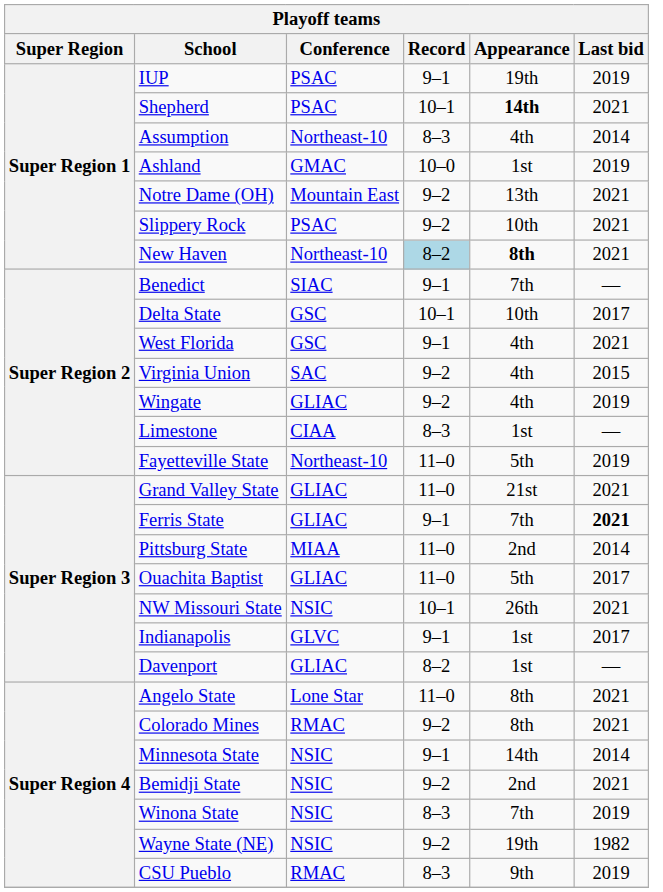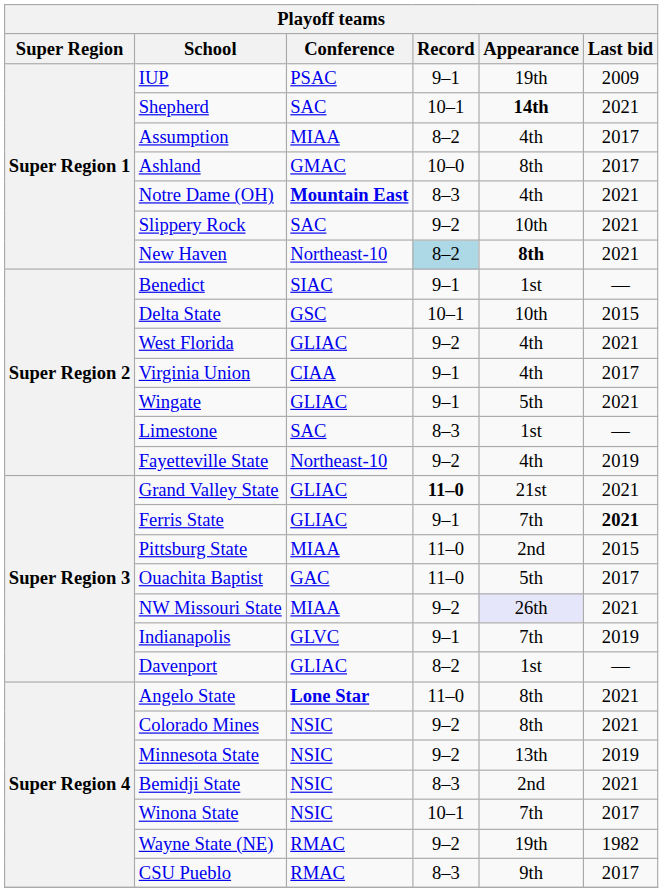(611, 78) 2019 -> (620, 78) 2009
(314, 107) PSAC -> (308, 107) SAC
(339, 136) Northeast-10 -> (315, 136) MIAA
(436, 136) 8–3 -> (446, 136) 8–2
(611, 136) 2014 -> (620, 136) 2017
(522, 166) 1st -> (531, 166) 8th
(611, 166) 2019 -> (620, 166) 2017
(345, 195) normal -> (349, 195) bold
(436, 195) 9–2 -> (446, 195) 8–3
(522, 195) 13th -> (531, 195) 4th
(314, 225) PSAC -> (308, 225) SAC
(522, 284) 7th -> (531, 284) 1st
(611, 313) 2017 -> (620, 313) 2015
(308, 343) GSC -> (319, 343) GLIAC
(436, 343) 9–1 -> (446, 343) 9–2
(308, 372) SAC -> (313, 372) CIAA
(436, 372) 9–2 -> (446, 372) 9–1
(611, 372) 2015 -> (620, 372) 2017
(436, 401) 9–2 -> (446, 401) 9–1
(522, 401) 4th -> (531, 401) 5th
(611, 401) 2019 -> (620, 401) 2021
(313, 431) CIAA -> (308, 431) SAC
(436, 460) 11–0 -> (446, 460) 9–2
(522, 460) 5th -> (531, 460) 4th
(436, 490) normal -> (446, 490) bold
(611, 549) 2014 -> (620, 549) 2015
(319, 578) GLIAC -> (310, 578) GAC
(311, 607) NSIC -> (315, 607) MIAA
(436, 607) 10–1 -> (446, 607) 9–2
(522, 607) no background -> (531, 607) lavender background
(522, 637) 1st -> (531, 637) 7th
(611, 637) 2017 -> (620, 637) 2019
(327, 696) normal -> (330, 696) bold
(318, 725) RMAC -> (311, 725) NSIC
(436, 755) 9–1 -> (446, 755) 9–2
(522, 755) 14th -> (531, 755) 13th
(611, 755) 2014 -> (620, 755) 2019
(436, 784) 9–2 -> (446, 784) 8–3
(436, 813) 8–3 -> (446, 813) 10–1
(611, 813) 2019 -> (620, 813) 2017
(311, 843) NSIC -> (318, 843) RMAC
(611, 872) 2019 -> (620, 872) 2017
